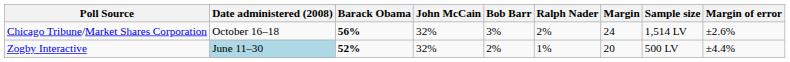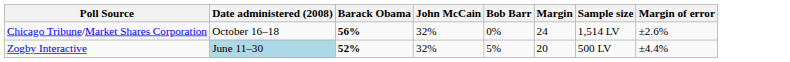- column: (567, 13)
(494, 31) 3% -> (494, 31) 0%
(494, 48) 2% -> (494, 48) 5%
